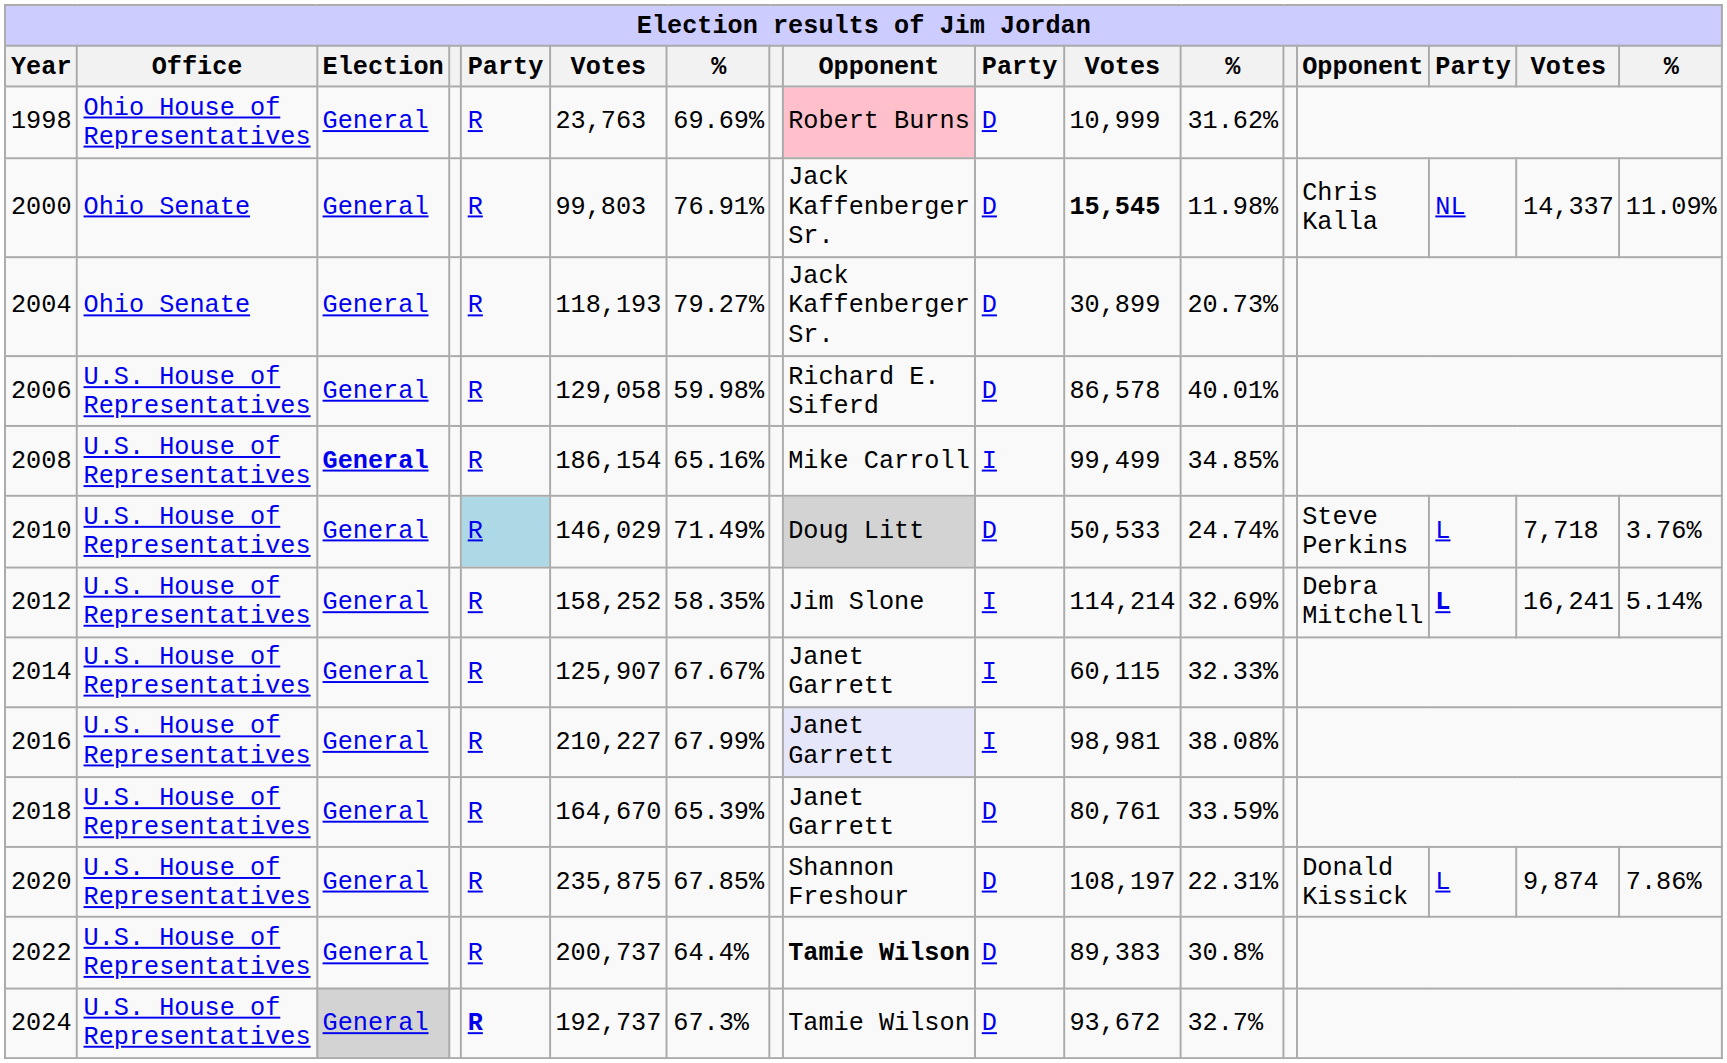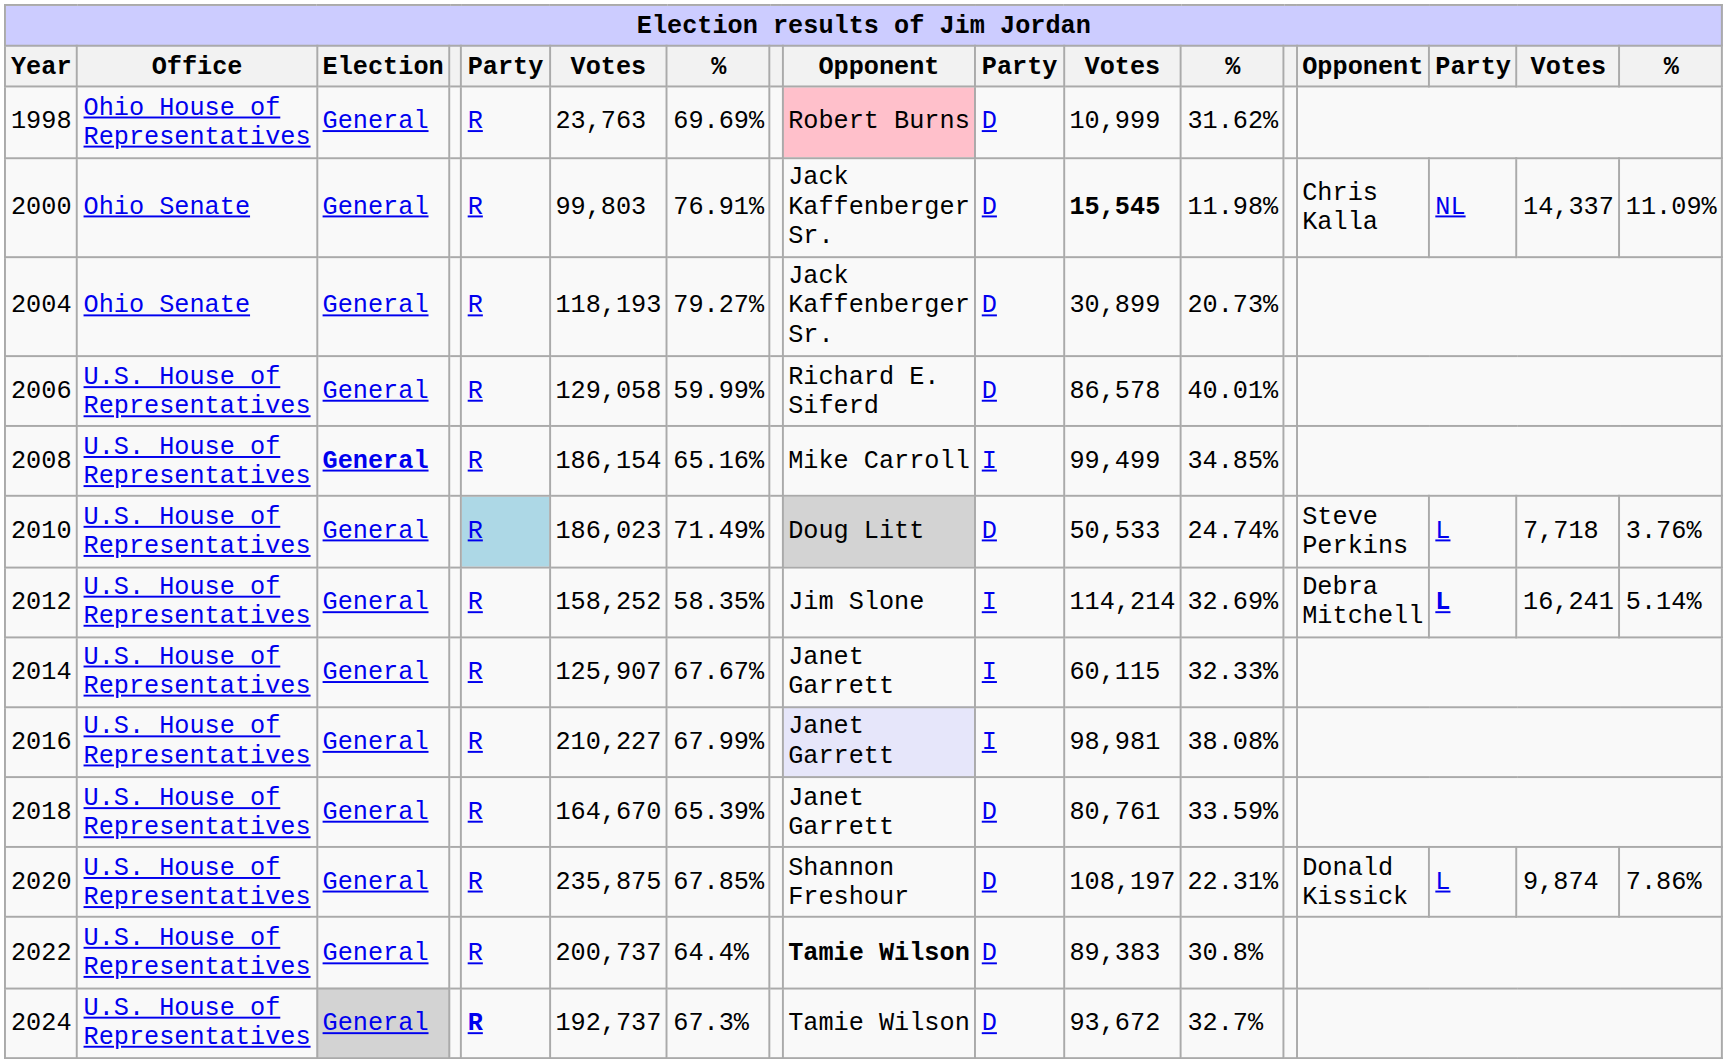(719, 391) 59.98% -> (719, 391) 59.99%
(608, 531) 146,029 -> (608, 531) 186,023
